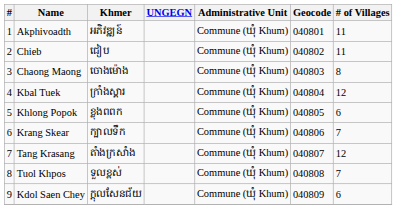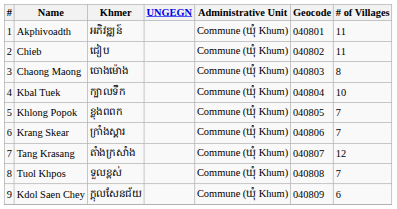(108, 91) ក្រាំងស្គារ -> (108, 91) ក្បាលទឹក
(341, 92) 12 -> (341, 92) 10
(338, 112) 6 -> (338, 112) 7
(108, 132) ក្បាលទឹក -> (108, 132) ក្រាំងស្គារ
